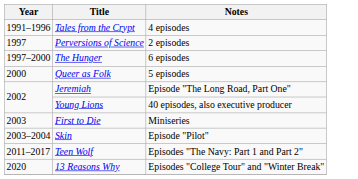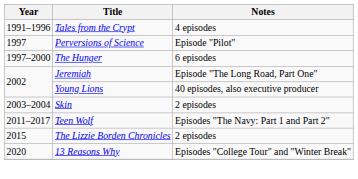(169, 43) 2 episodes -> (205, 43) Episode "Pilot"
- row: (83, 74)
- row: (78, 120)
(179, 136) Episode "Pilot" -> (196, 105) 2 episodes
+ row: (113, 136)
